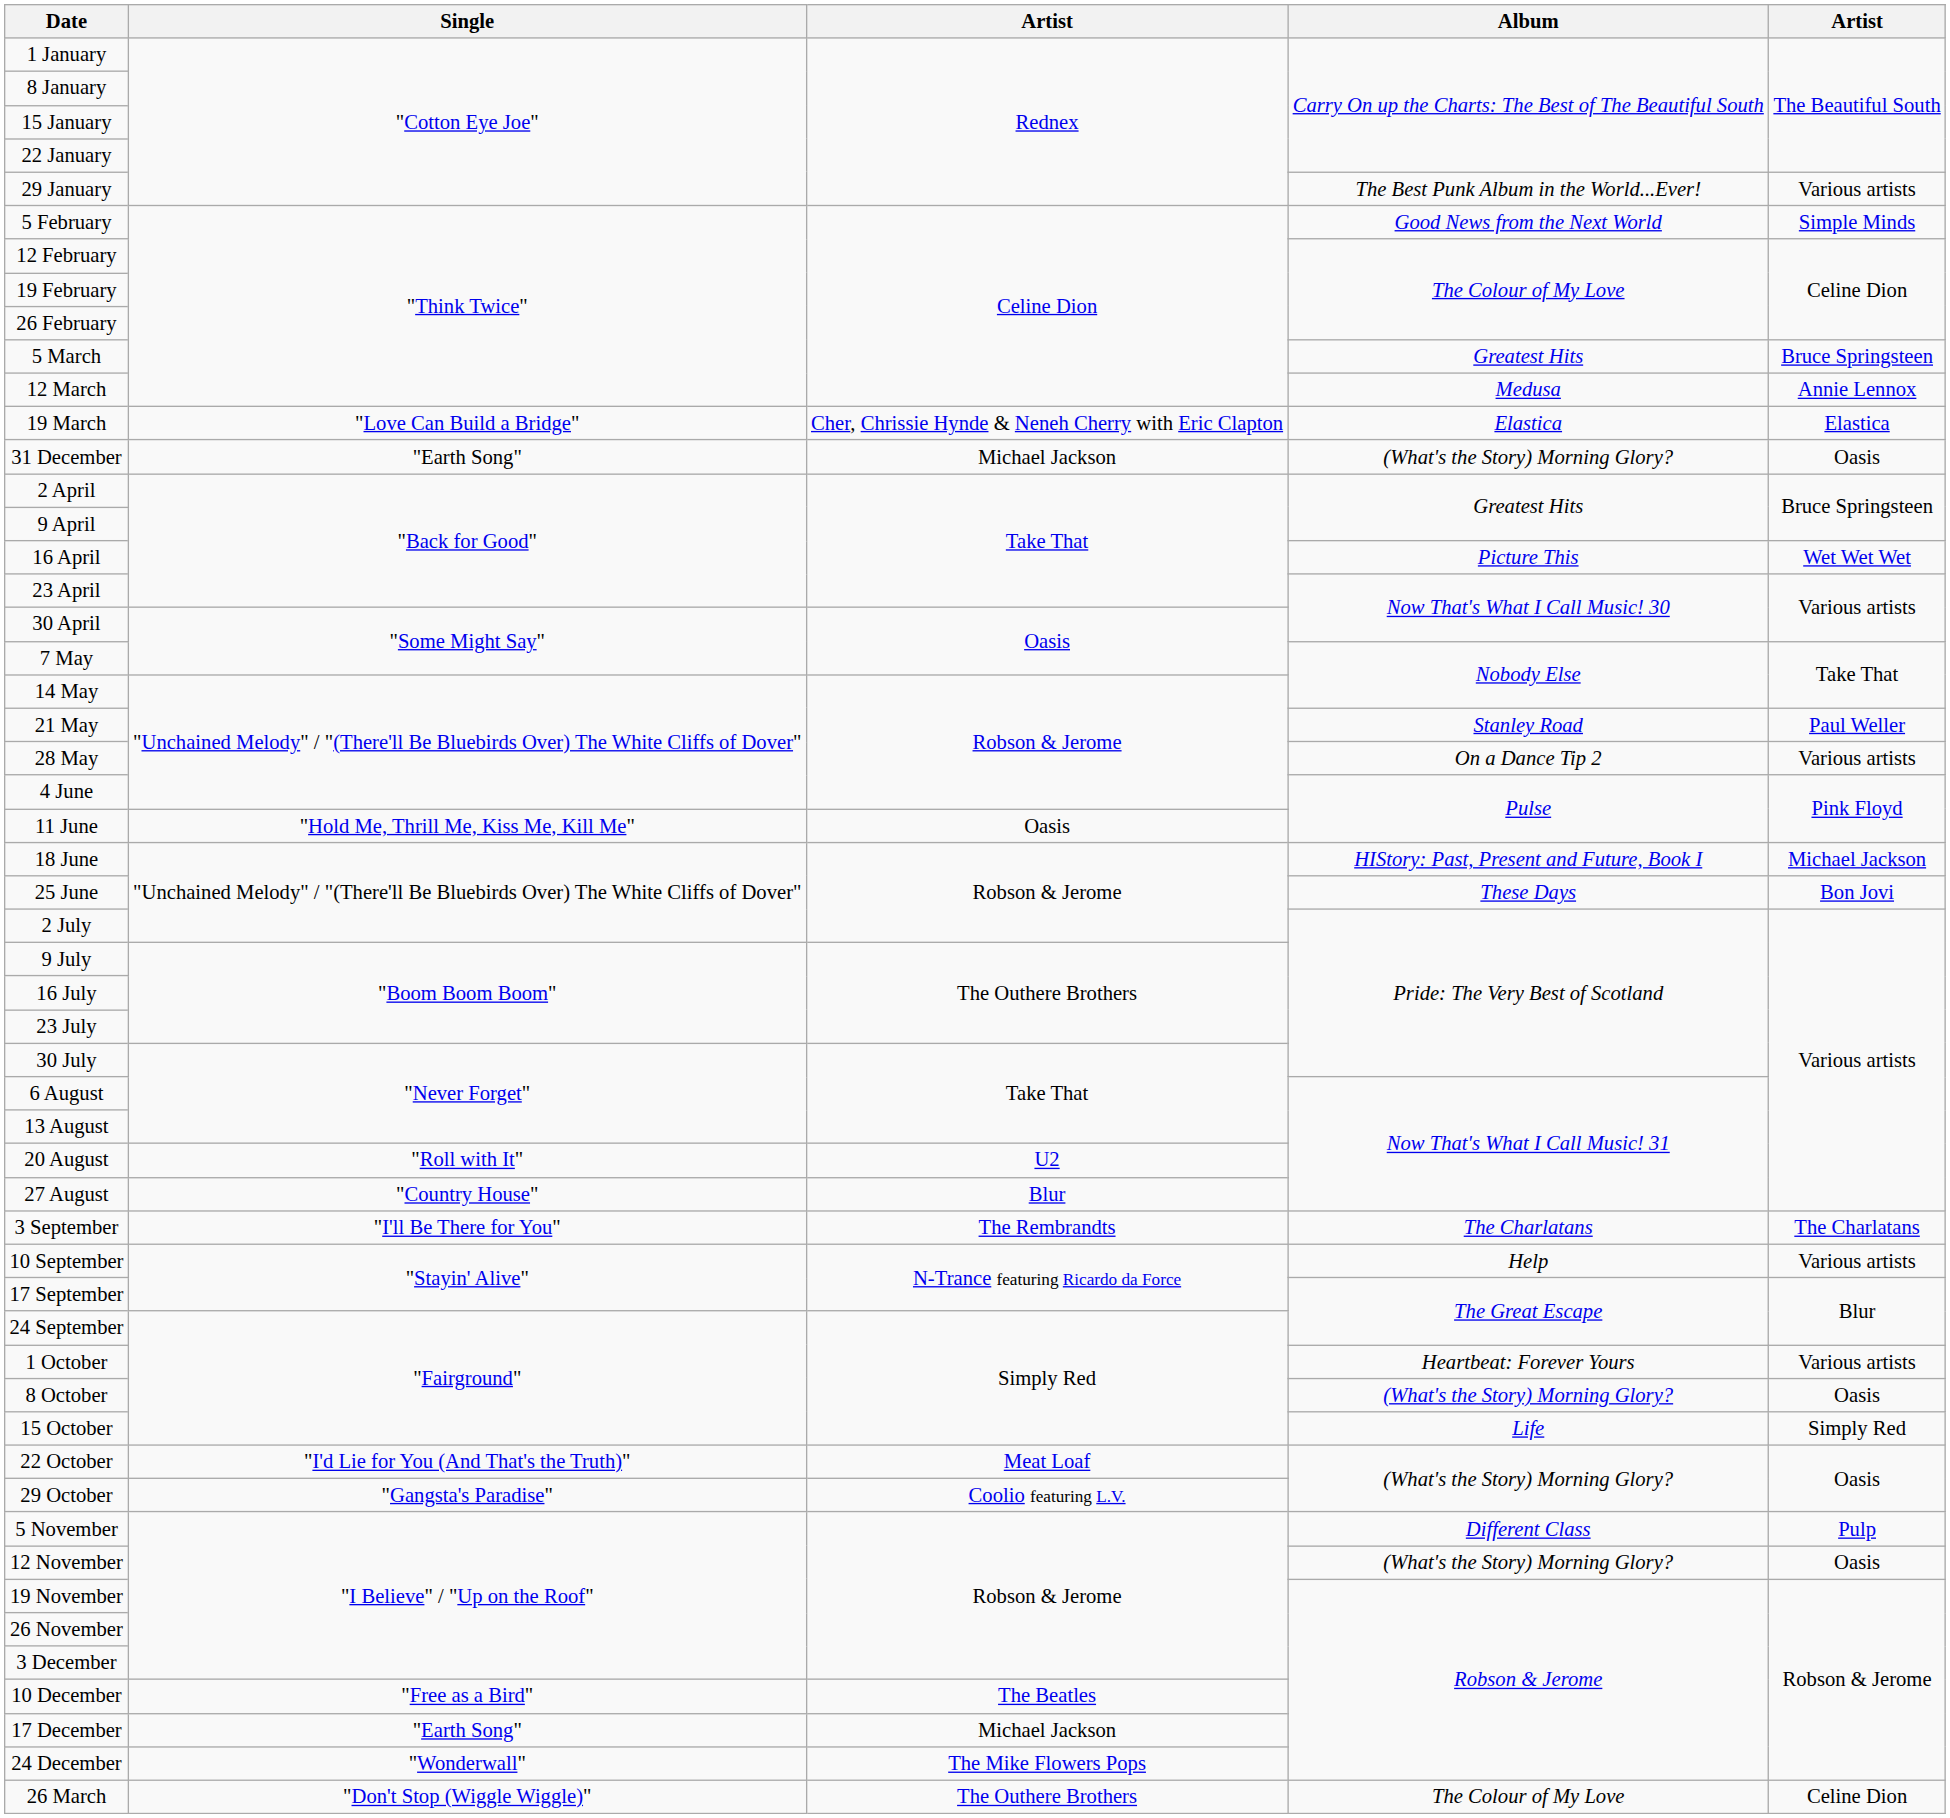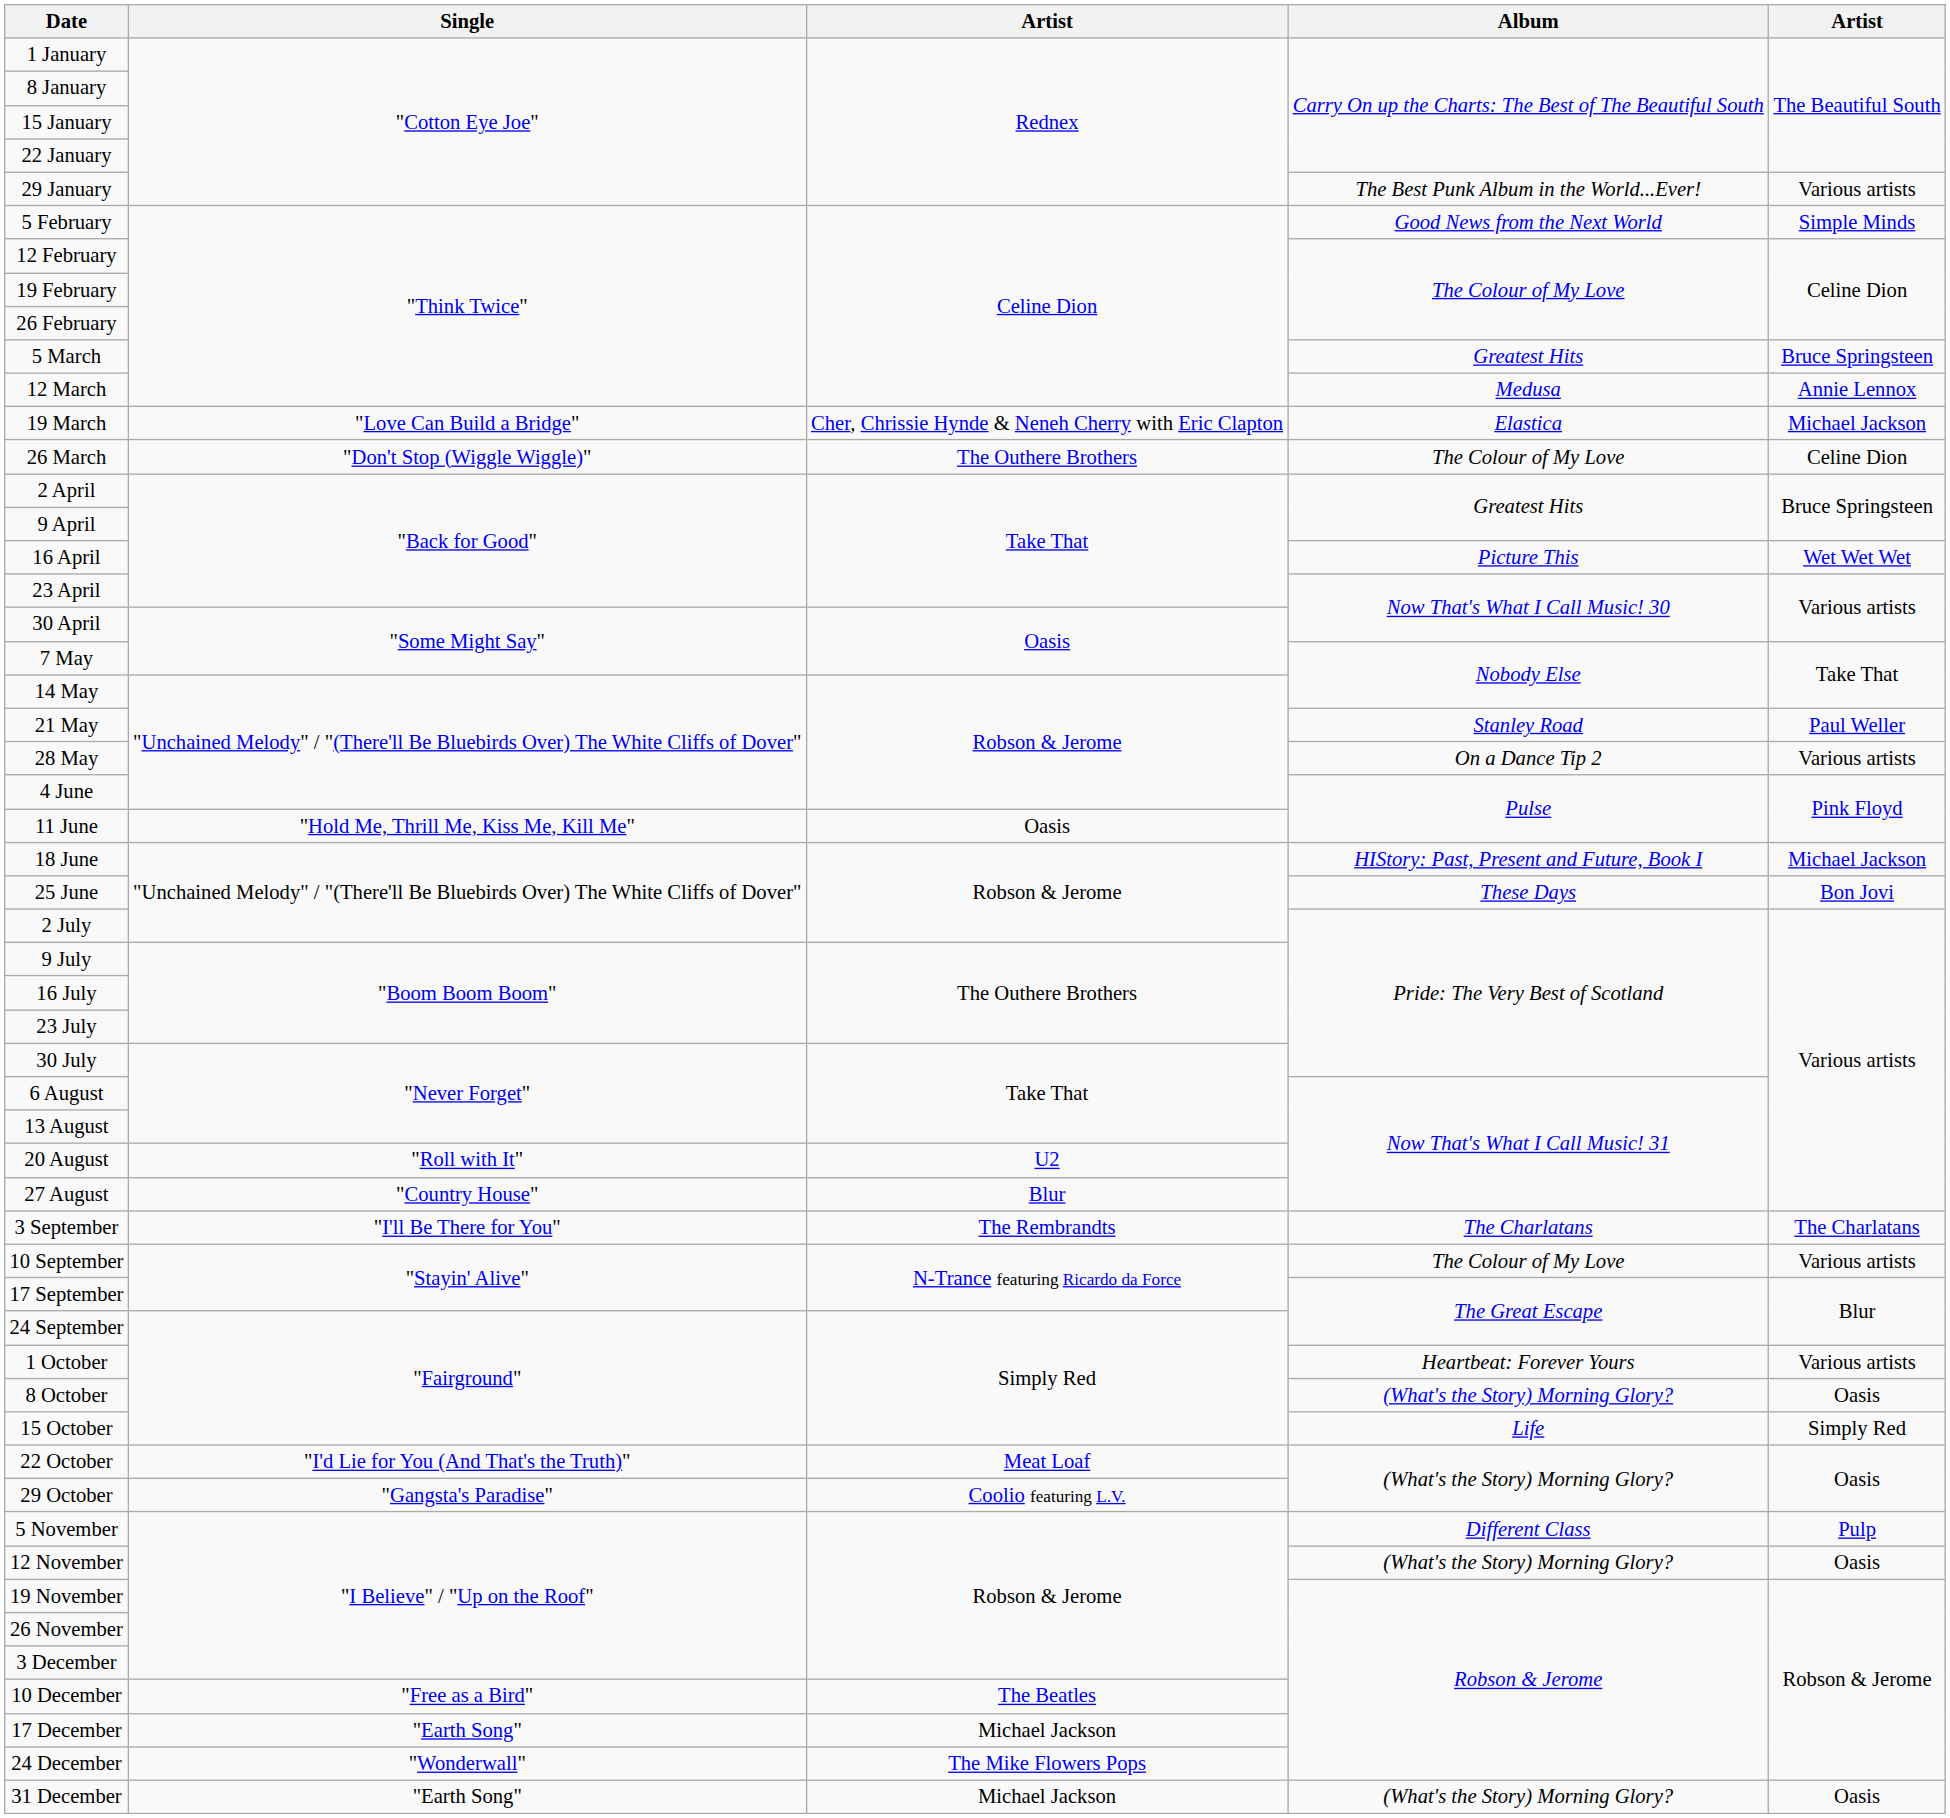(1857, 422) Elastica -> (1857, 422) Michael Jackson
rows swapped: (66, 1796) <-> (66, 456)
(1528, 1260) Help -> (1528, 1260) The Colour of My Love
